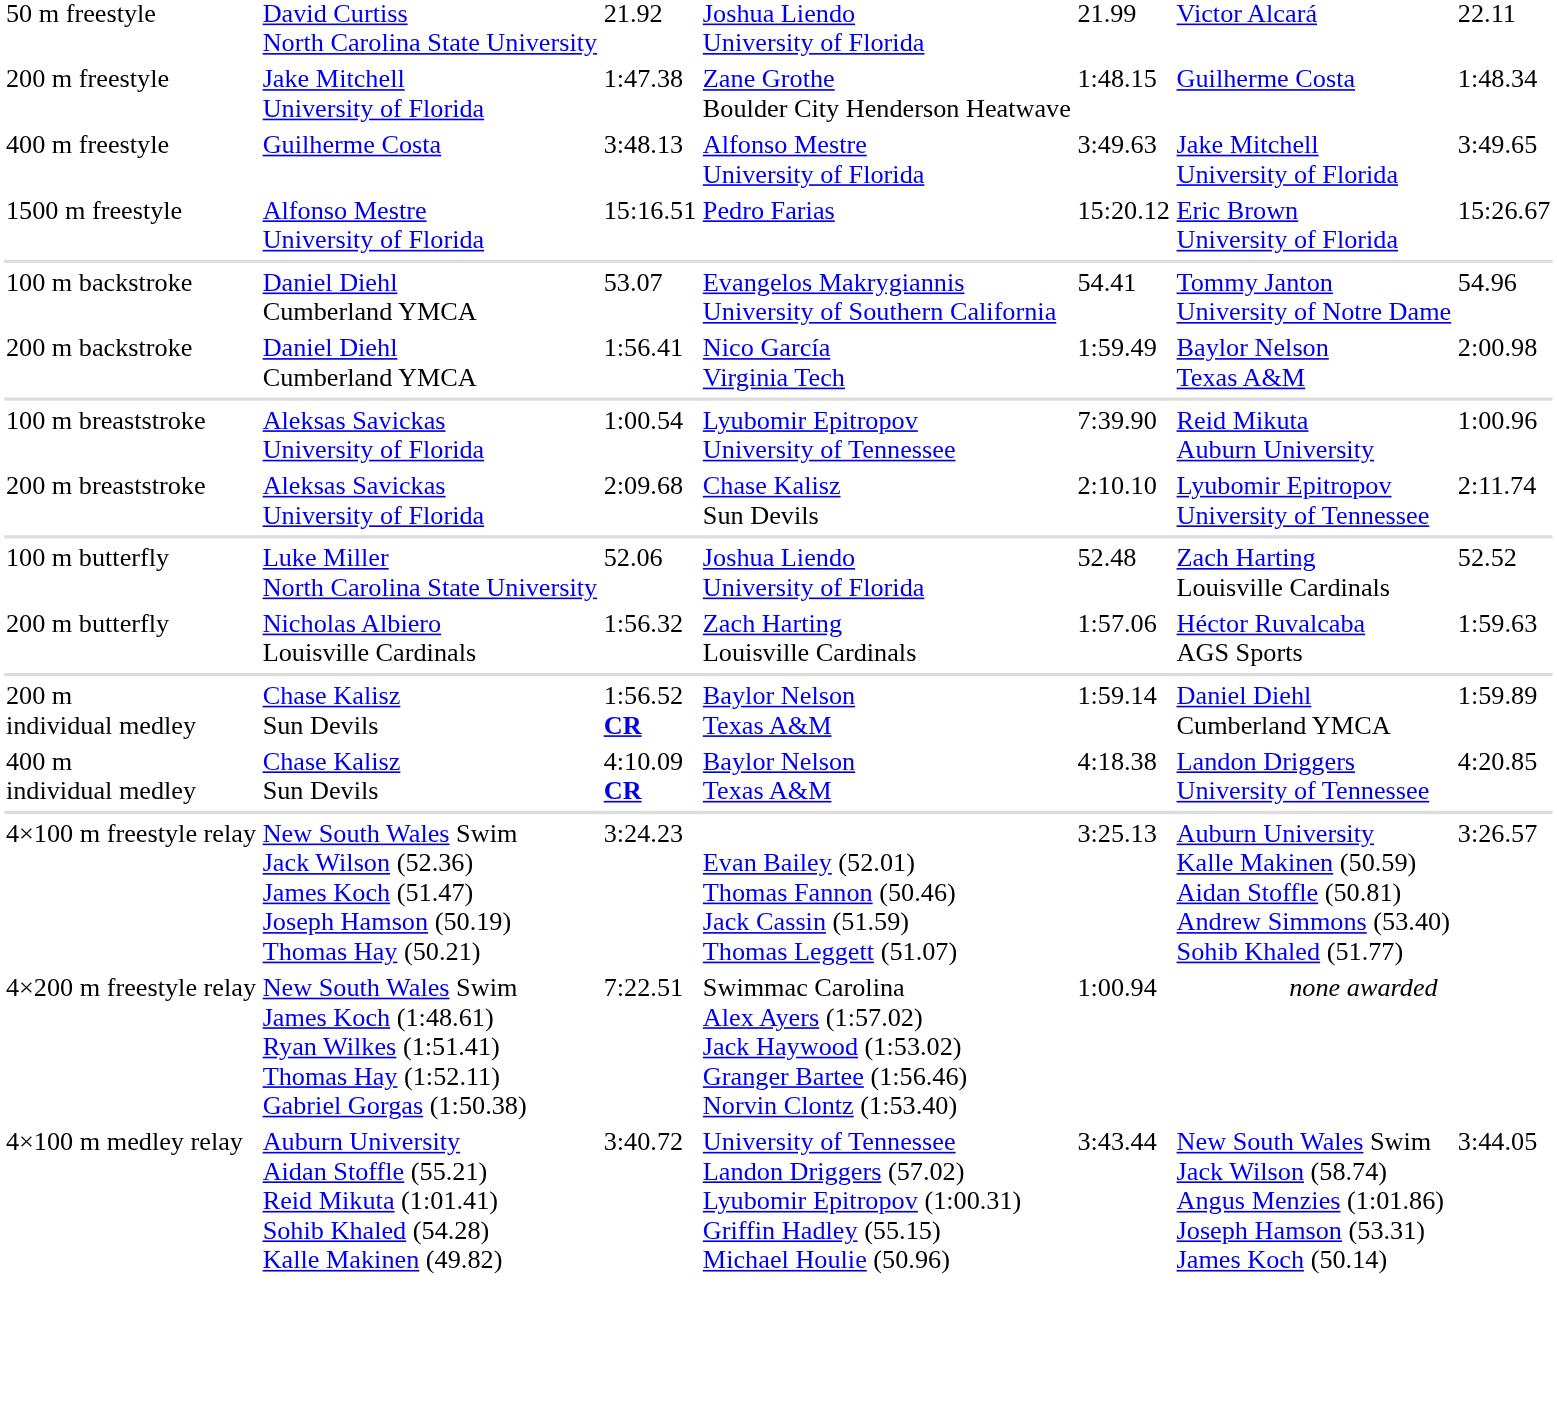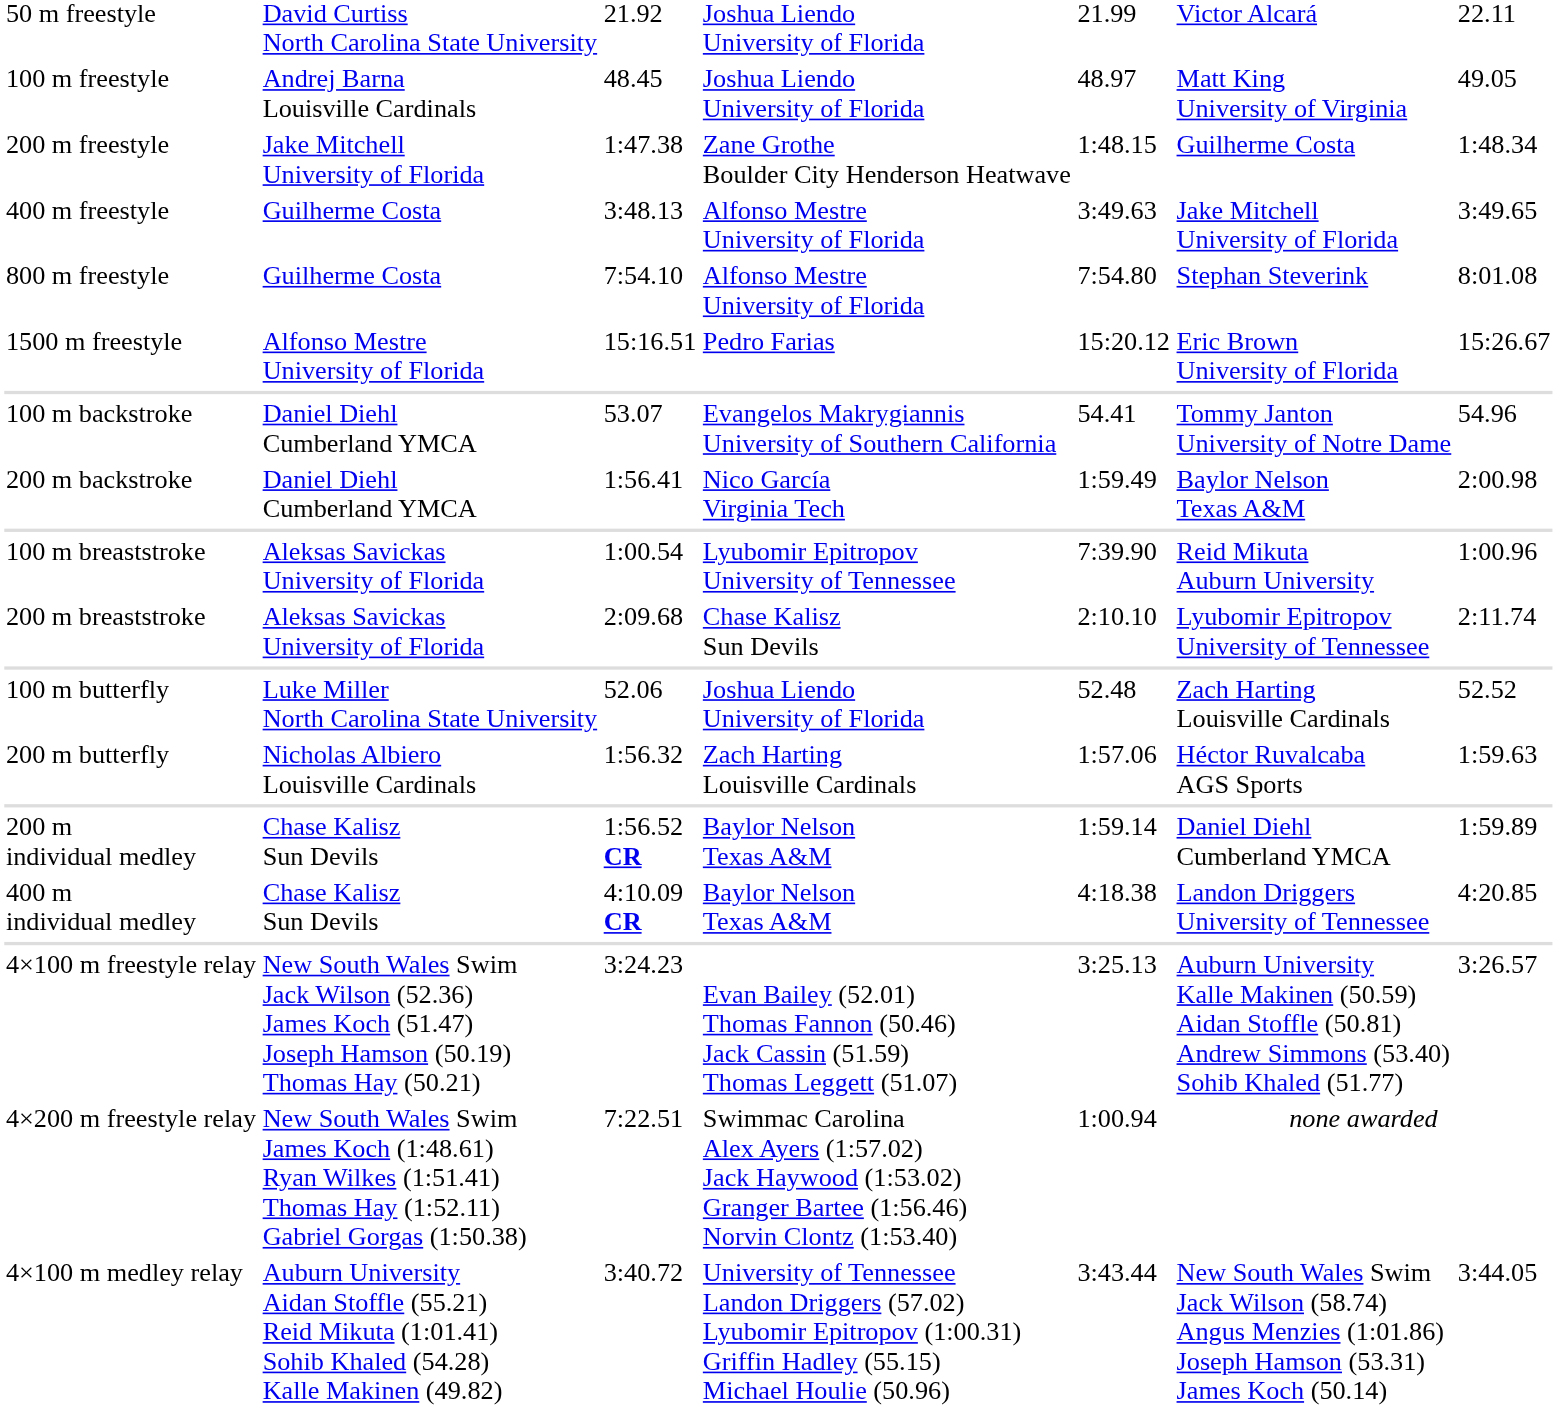+ row: (88, 78)
+ row: (88, 275)
